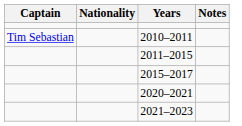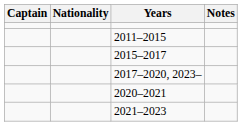- row: (166, 37)
+ row: (158, 74)
